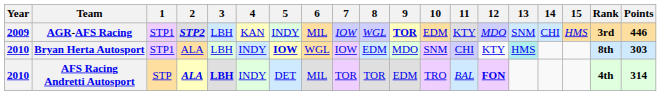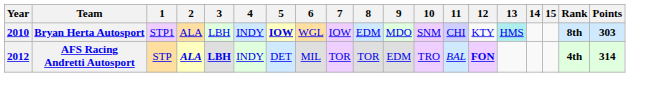- row: (89, 32)
(18, 75) 2010 -> (18, 57) 2012
